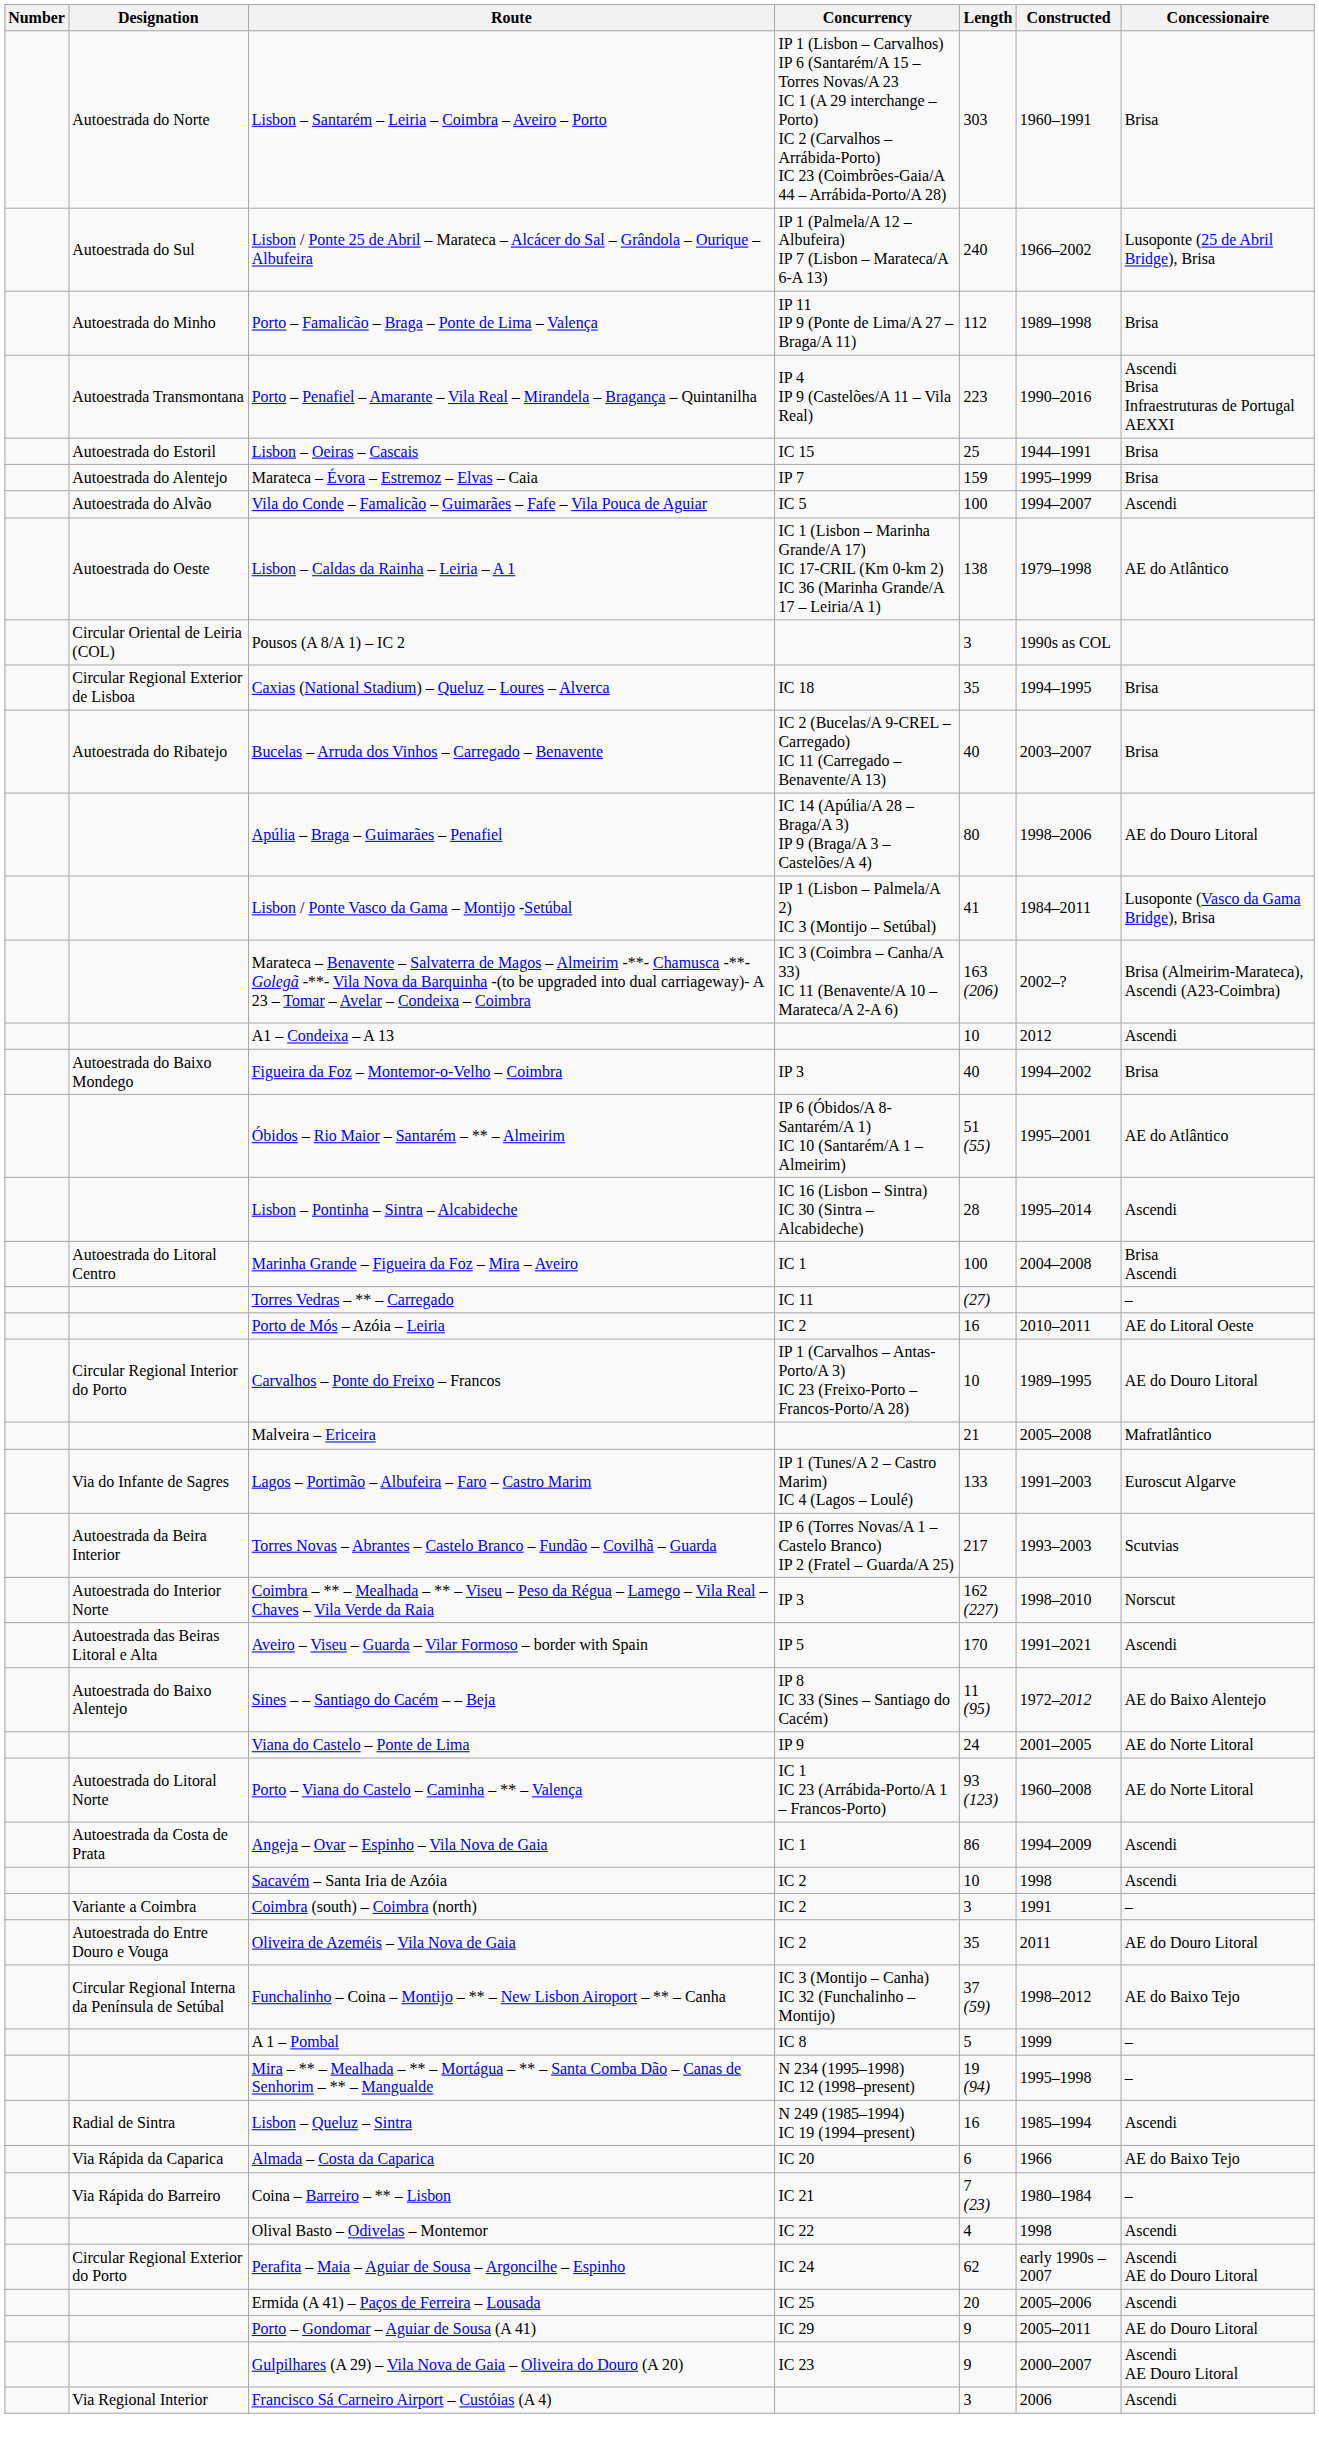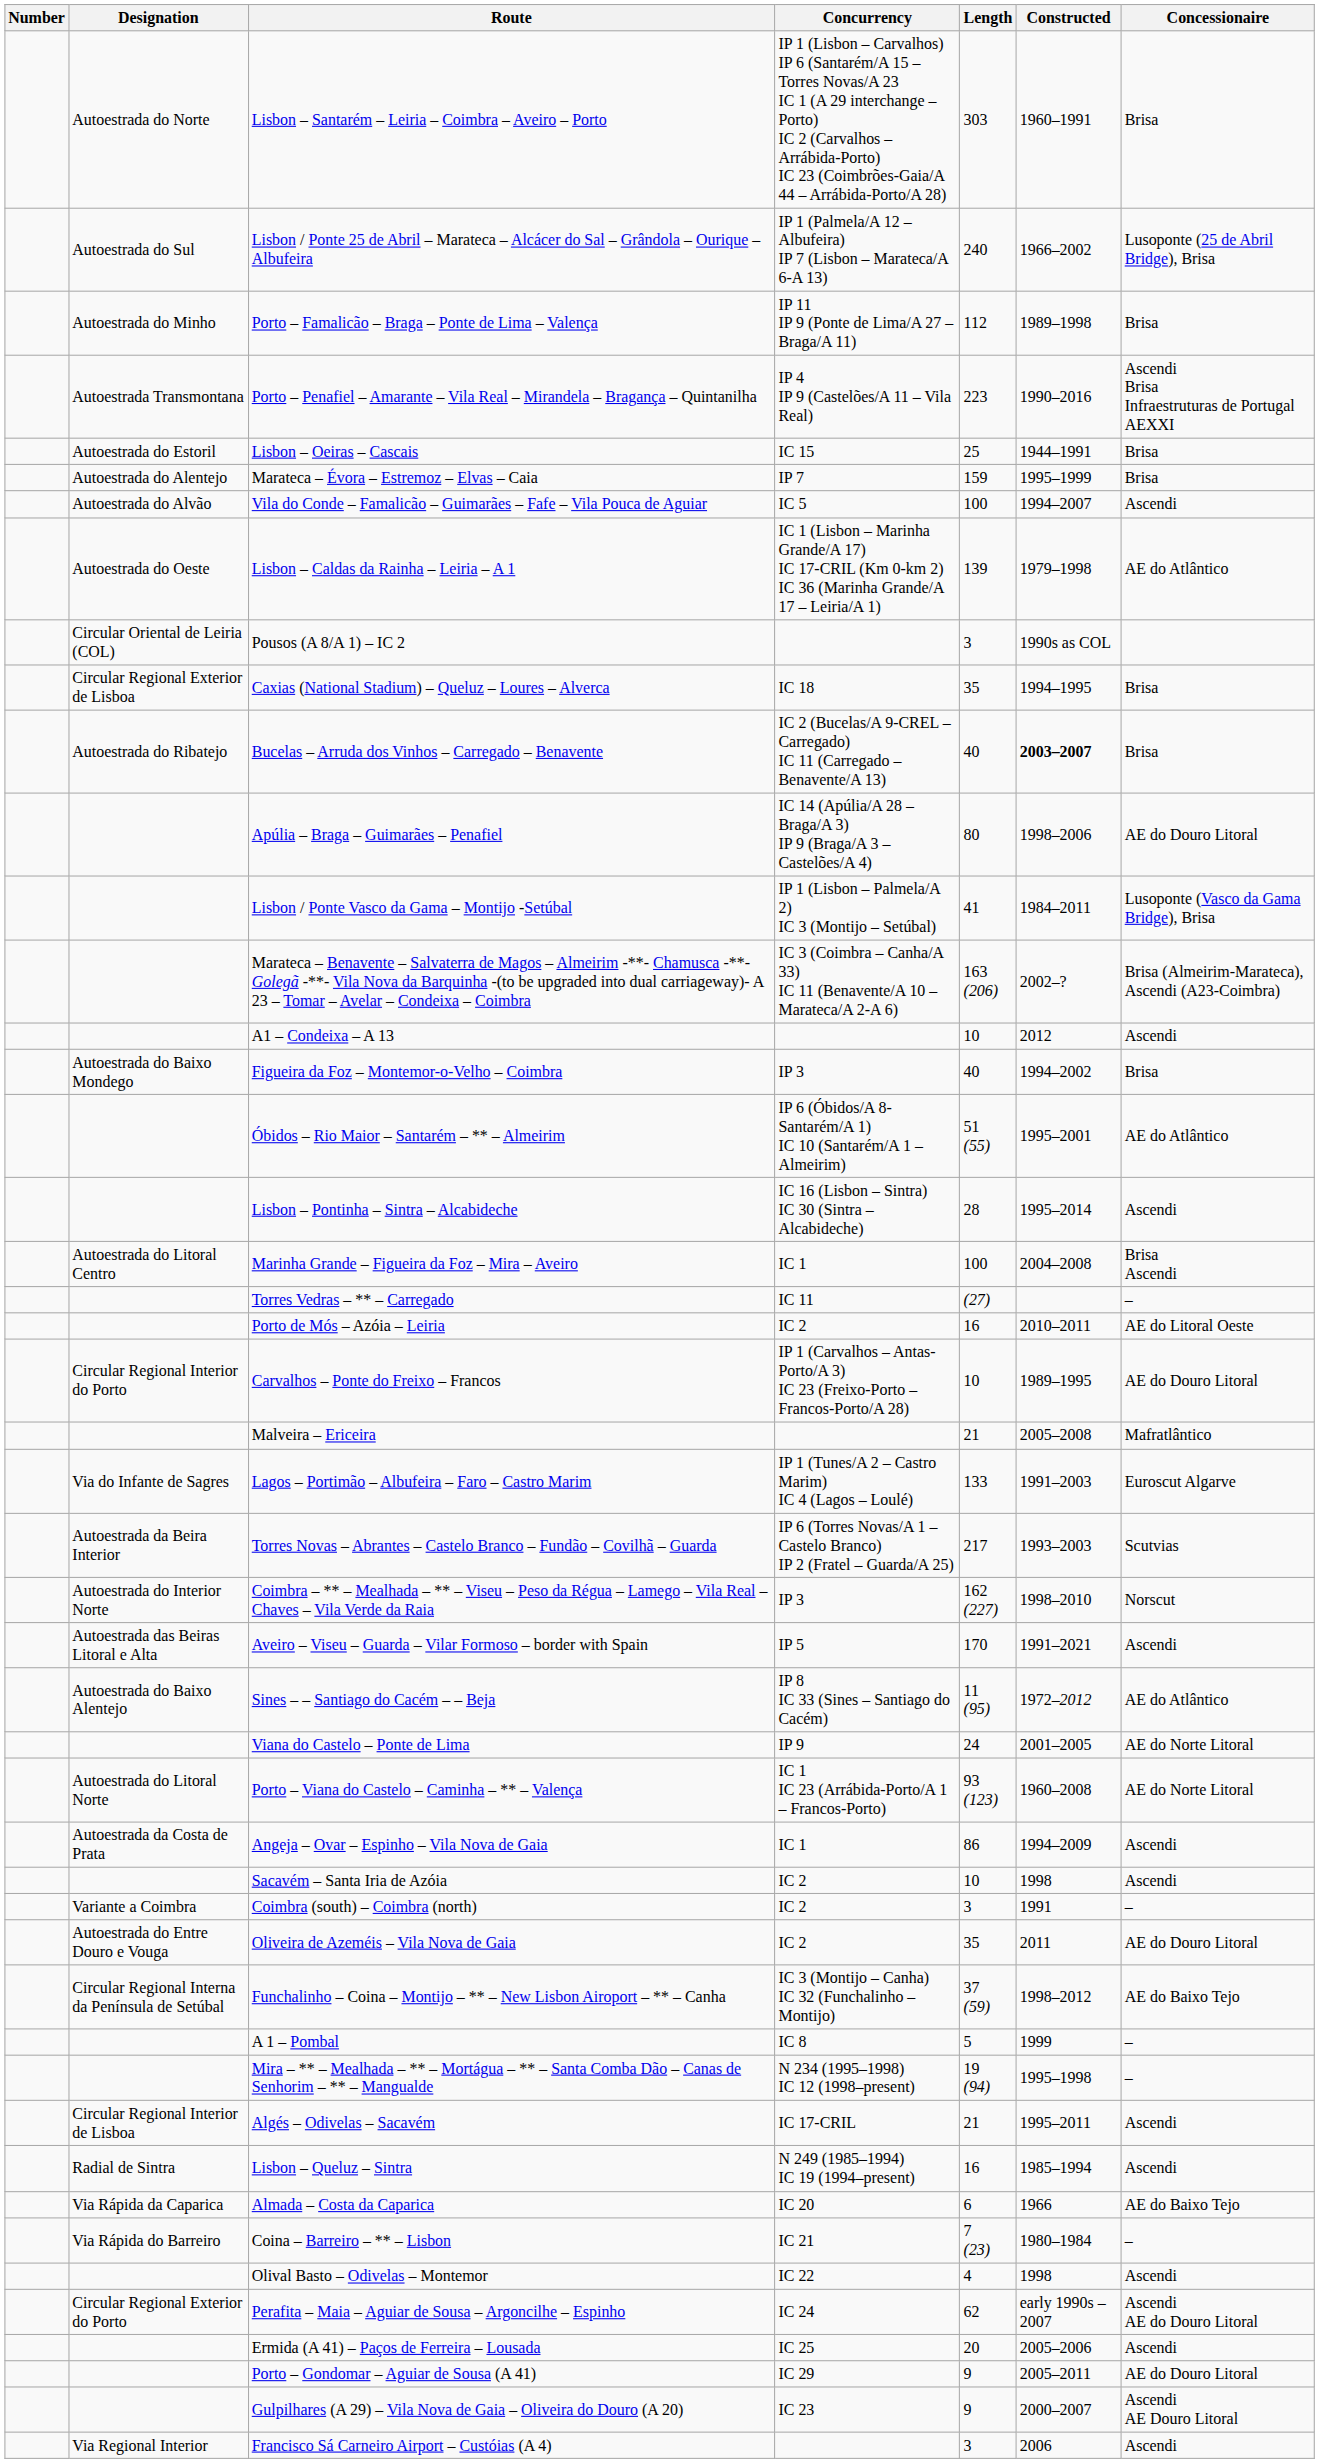(976, 568) 138 -> (976, 568) 139
(1056, 751) normal -> (1056, 751) bold
(1195, 1699) AE do Baixo Alentejo -> (1177, 1699) AE do Atlântico
+ row: (343, 2123)
